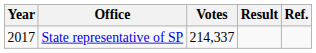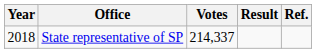(21, 37) 2017 -> (21, 37) 2018
